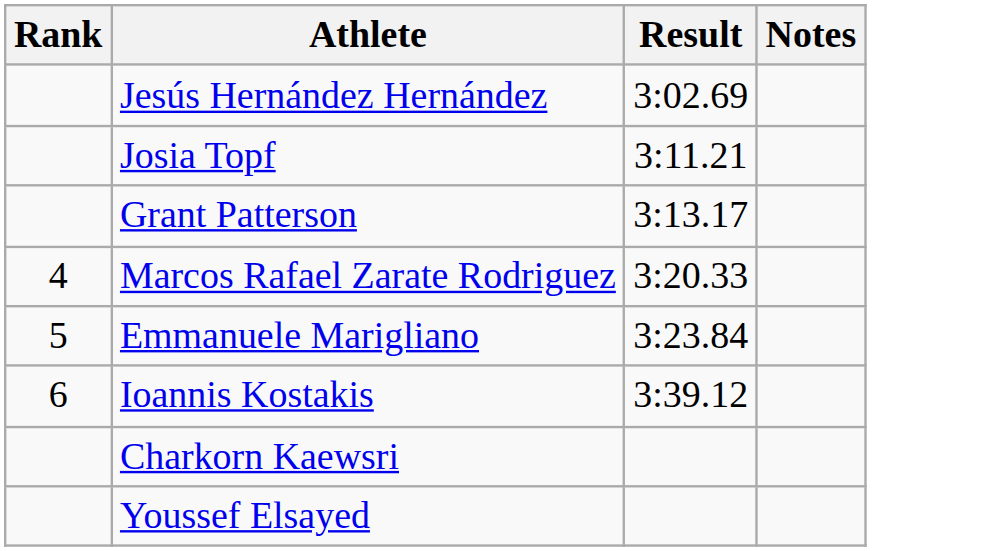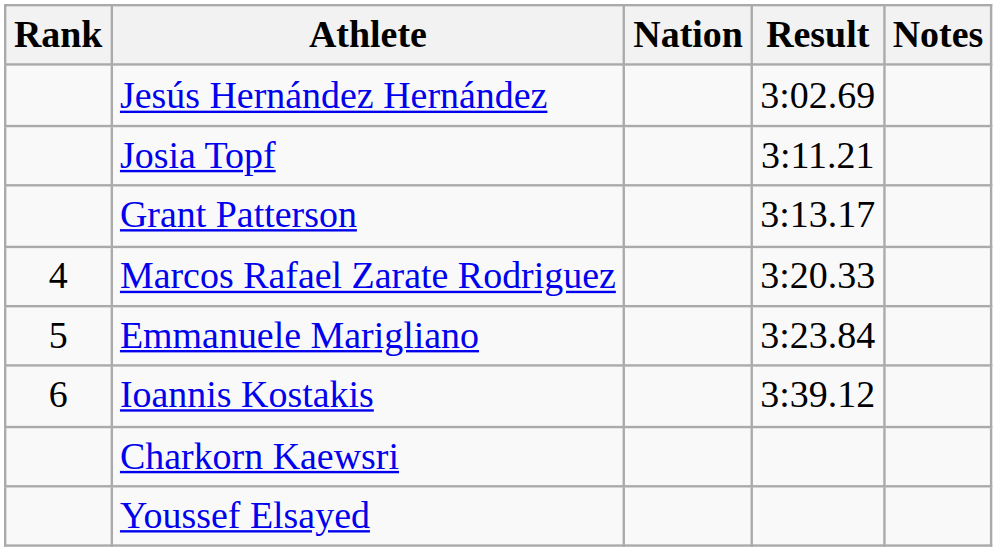+ column: (688, 34)
